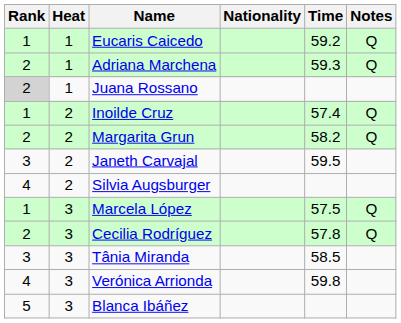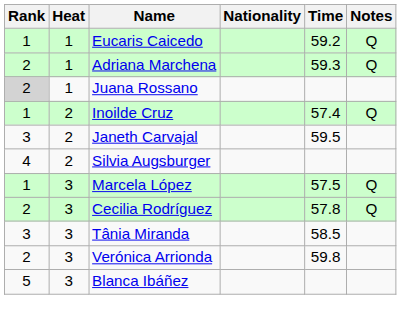- row: (143, 137)
(27, 281) 4 -> (27, 257) 2
